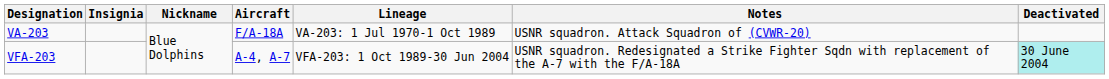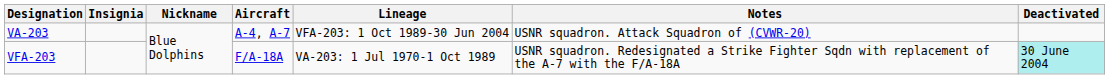(259, 32) F/A-18A -> (263, 32) A-4, A-7
(395, 32) VA-203: 1 Jul 1970-1 Oct 1989 -> (402, 32) VFA-203: 1 Oct 1989-30 Jun 2004
(263, 58) A-4, A-7 -> (259, 58) F/A-18A
(402, 58) VFA-203: 1 Oct 1989-30 Jun 2004 -> (395, 58) VA-203: 1 Jul 1970-1 Oct 1989
